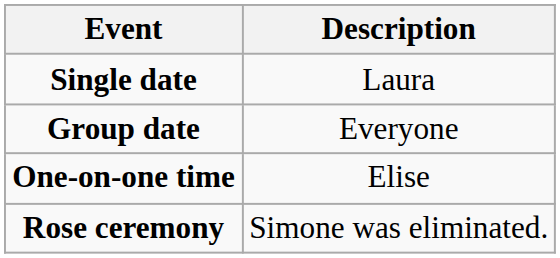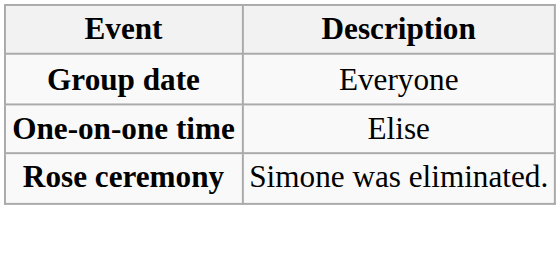- row: (123, 78)
